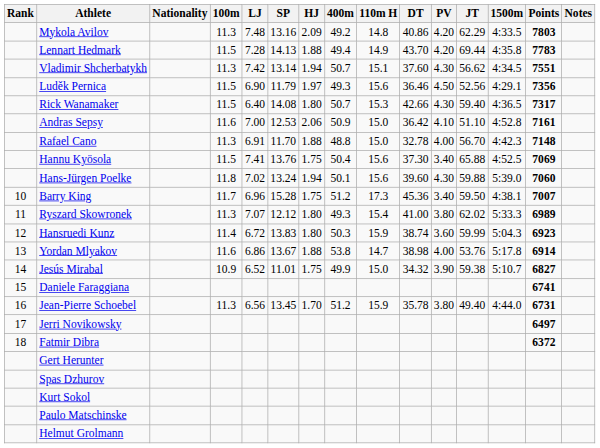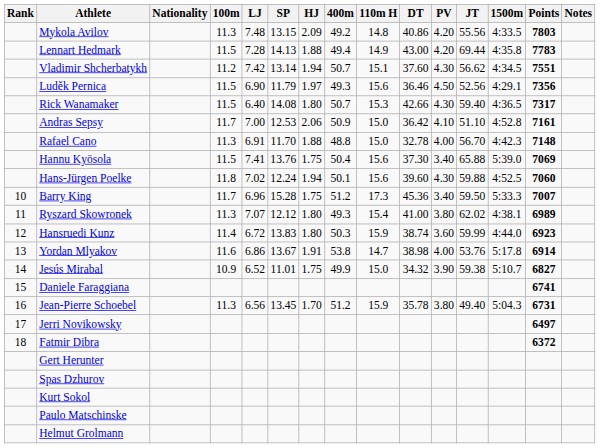(283, 31) 13.16 -> (283, 31) 13.15
(472, 31) 62.29 -> (472, 31) 55.56
(416, 50) 43.70 -> (416, 50) 43.00
(226, 68) 11.3 -> (226, 68) 11.2
(226, 123) 11.6 -> (226, 123) 11.7
(507, 159) 4:52.5 -> (507, 159) 5:39.0
(283, 178) 13.24 -> (283, 178) 12.24
(507, 178) 5:39.0 -> (507, 178) 4:52.5
(507, 196) 4:38.1 -> (507, 196) 5:33.3
(507, 214) 5:33.3 -> (507, 214) 4:38.1
(507, 232) 5:04.3 -> (507, 232) 4:44.0
(312, 251) 1.88 -> (312, 251) 1.91
(507, 305) 4:44.0 -> (507, 305) 5:04.3
